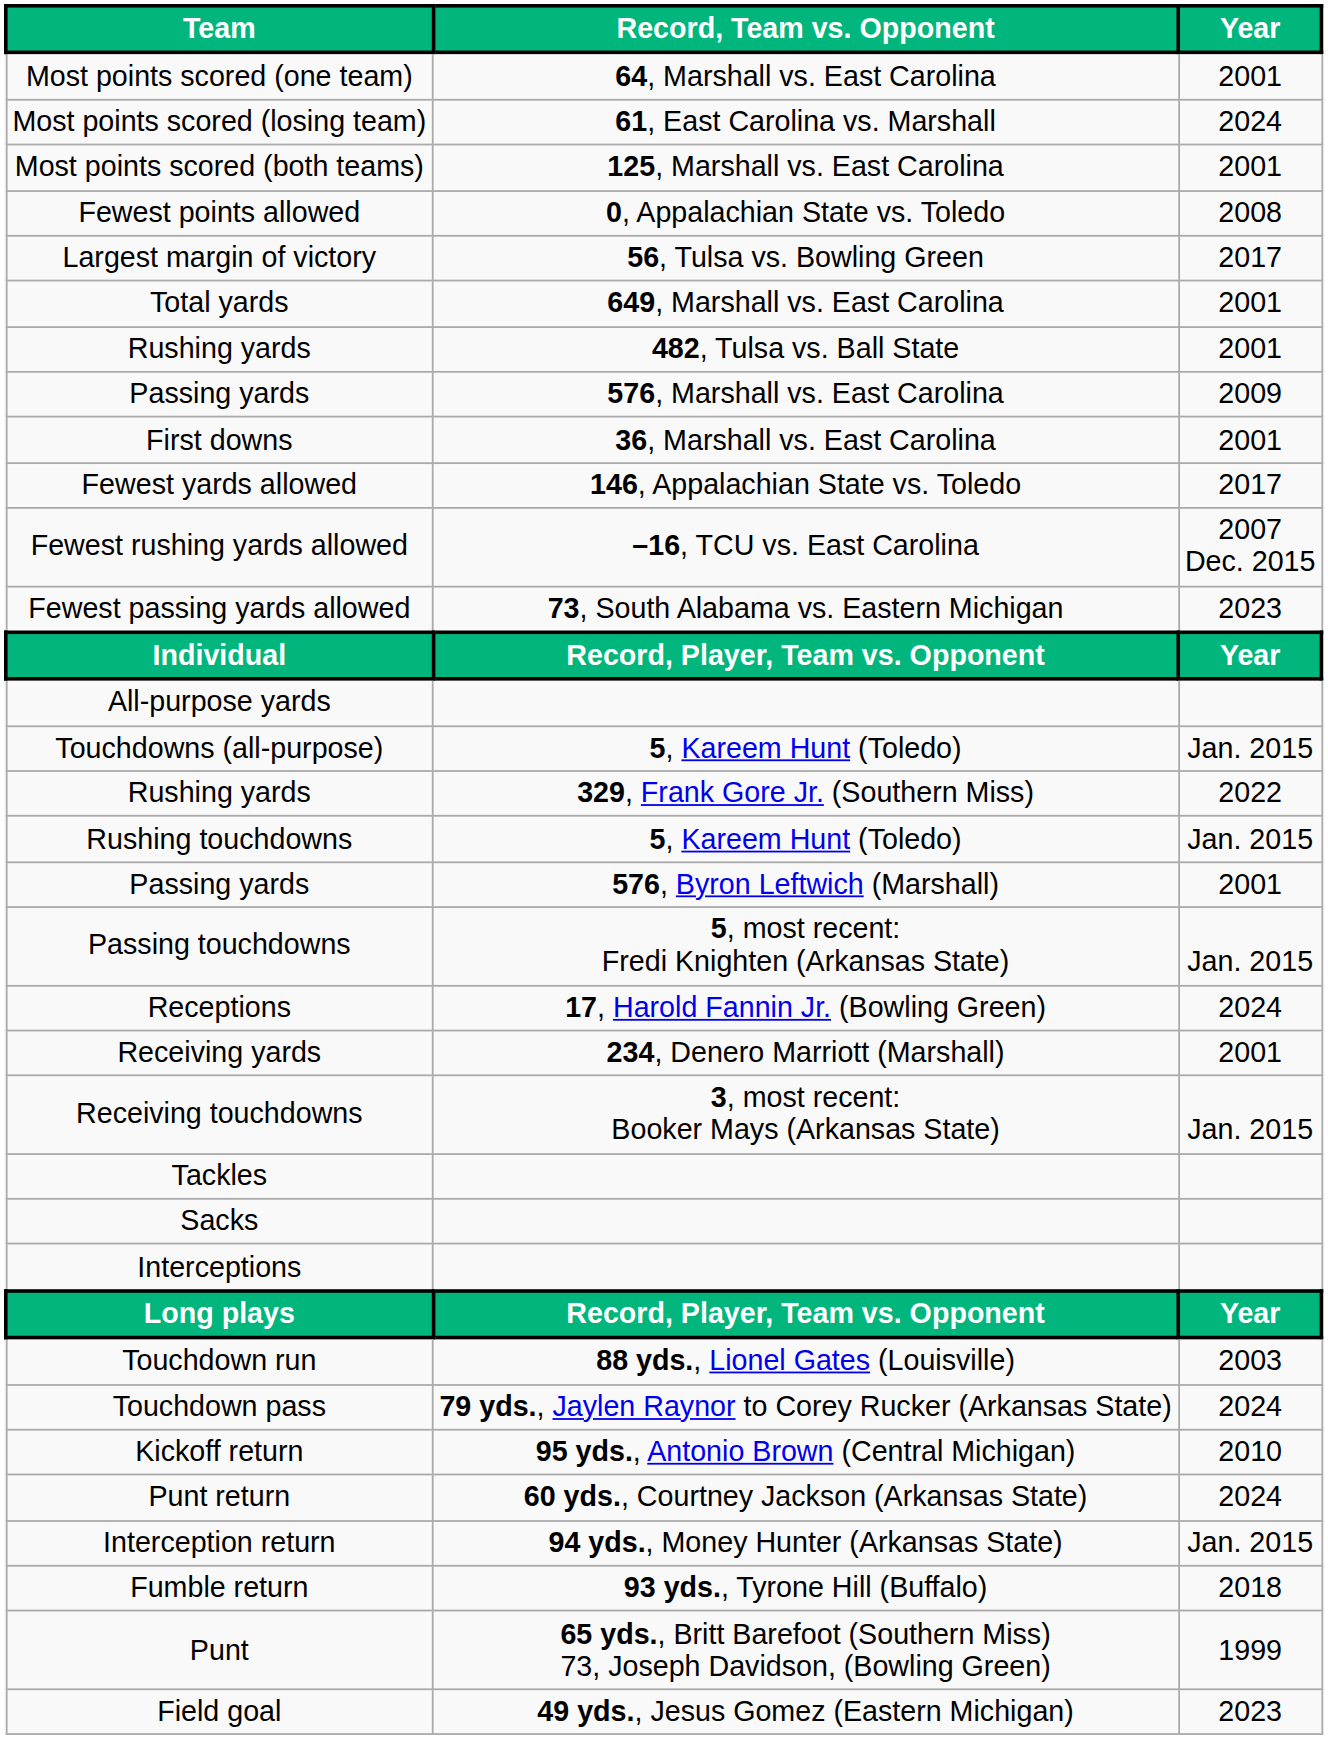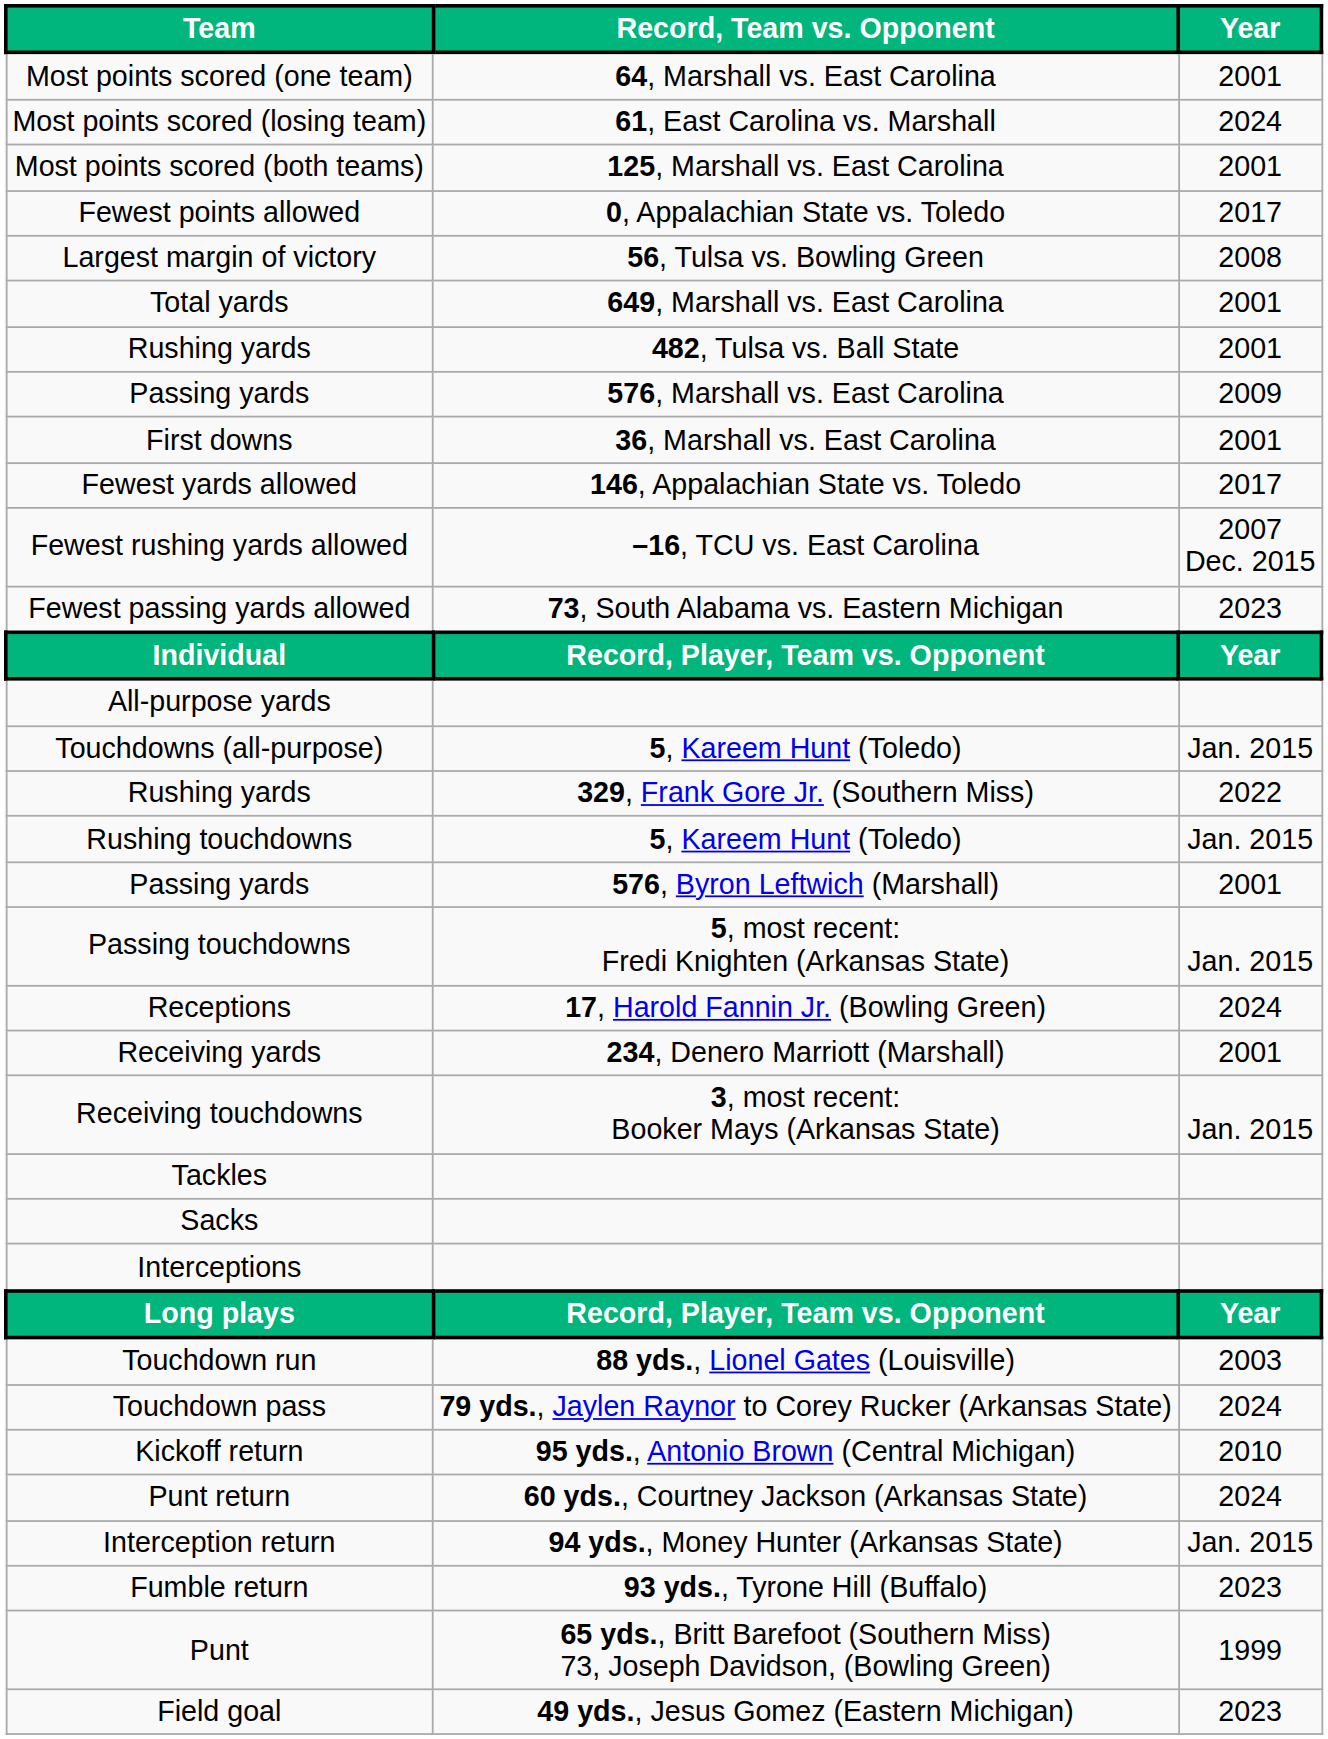(1250, 212) 2008 -> (1250, 212) 2017
(1250, 257) 2017 -> (1250, 257) 2008
(1250, 1588) 2018 -> (1250, 1588) 2023
